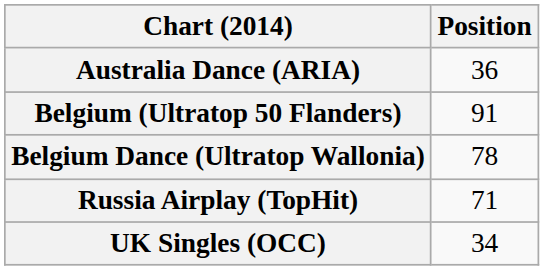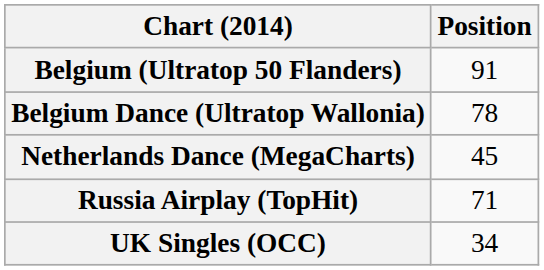- row: (218, 69)
+ row: (218, 156)
